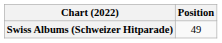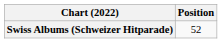(196, 29) 49 -> (196, 29) 52
